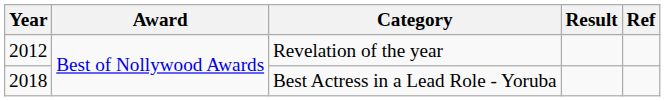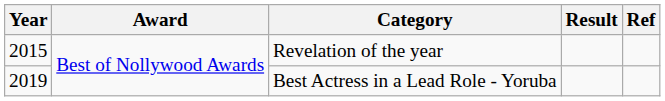(28, 50) 2012 -> (28, 50) 2015
(28, 80) 2018 -> (28, 80) 2019
